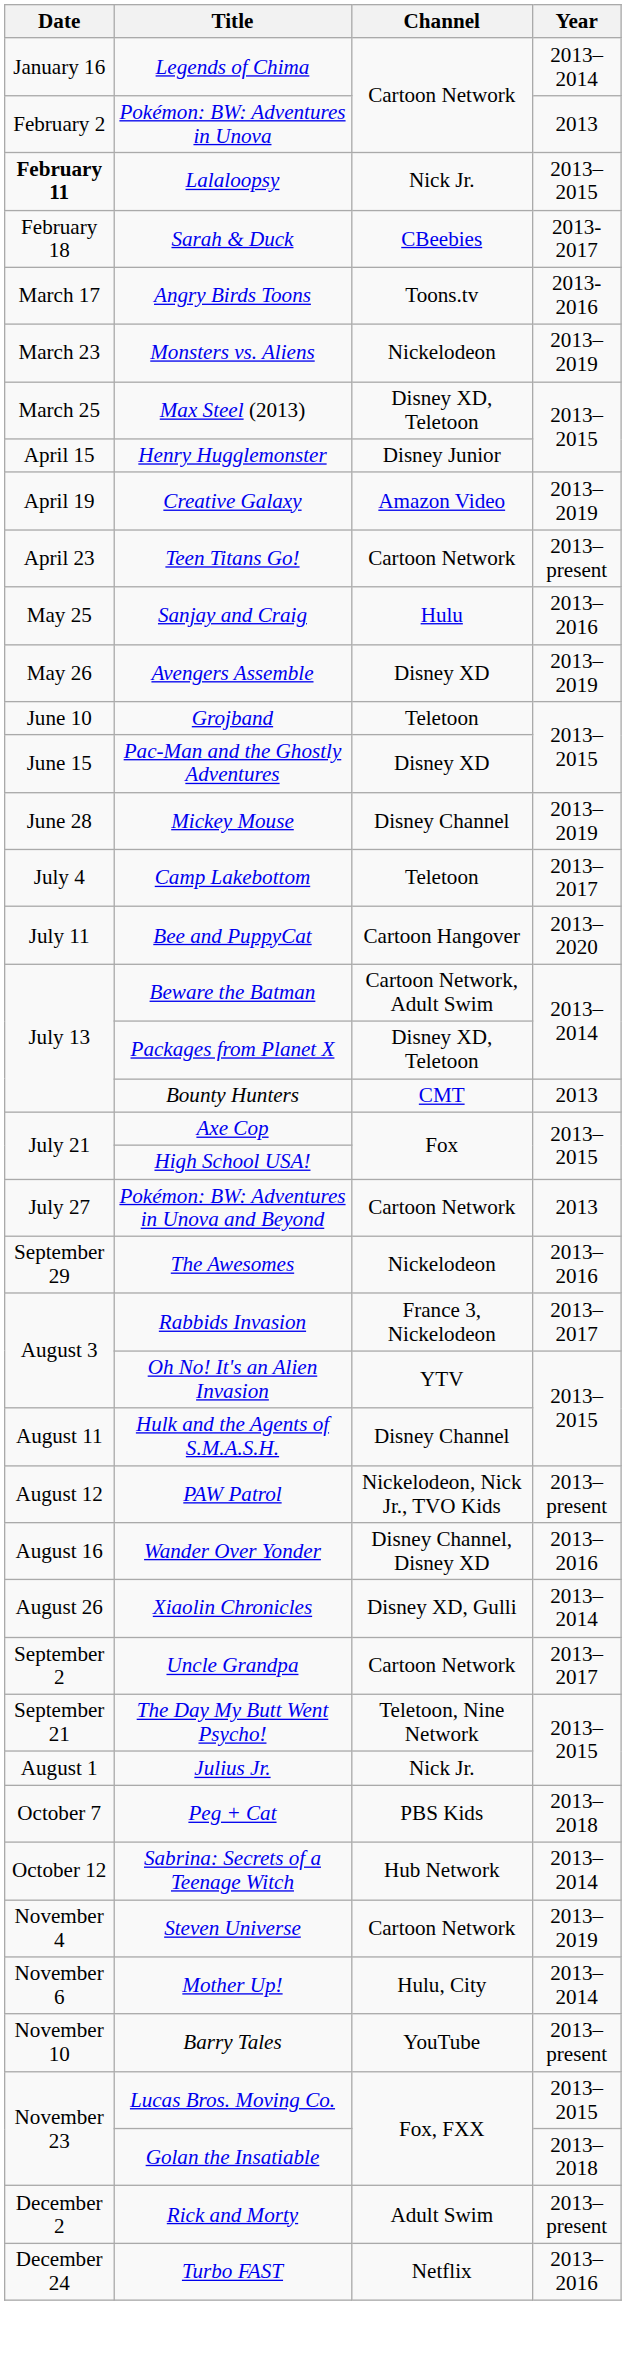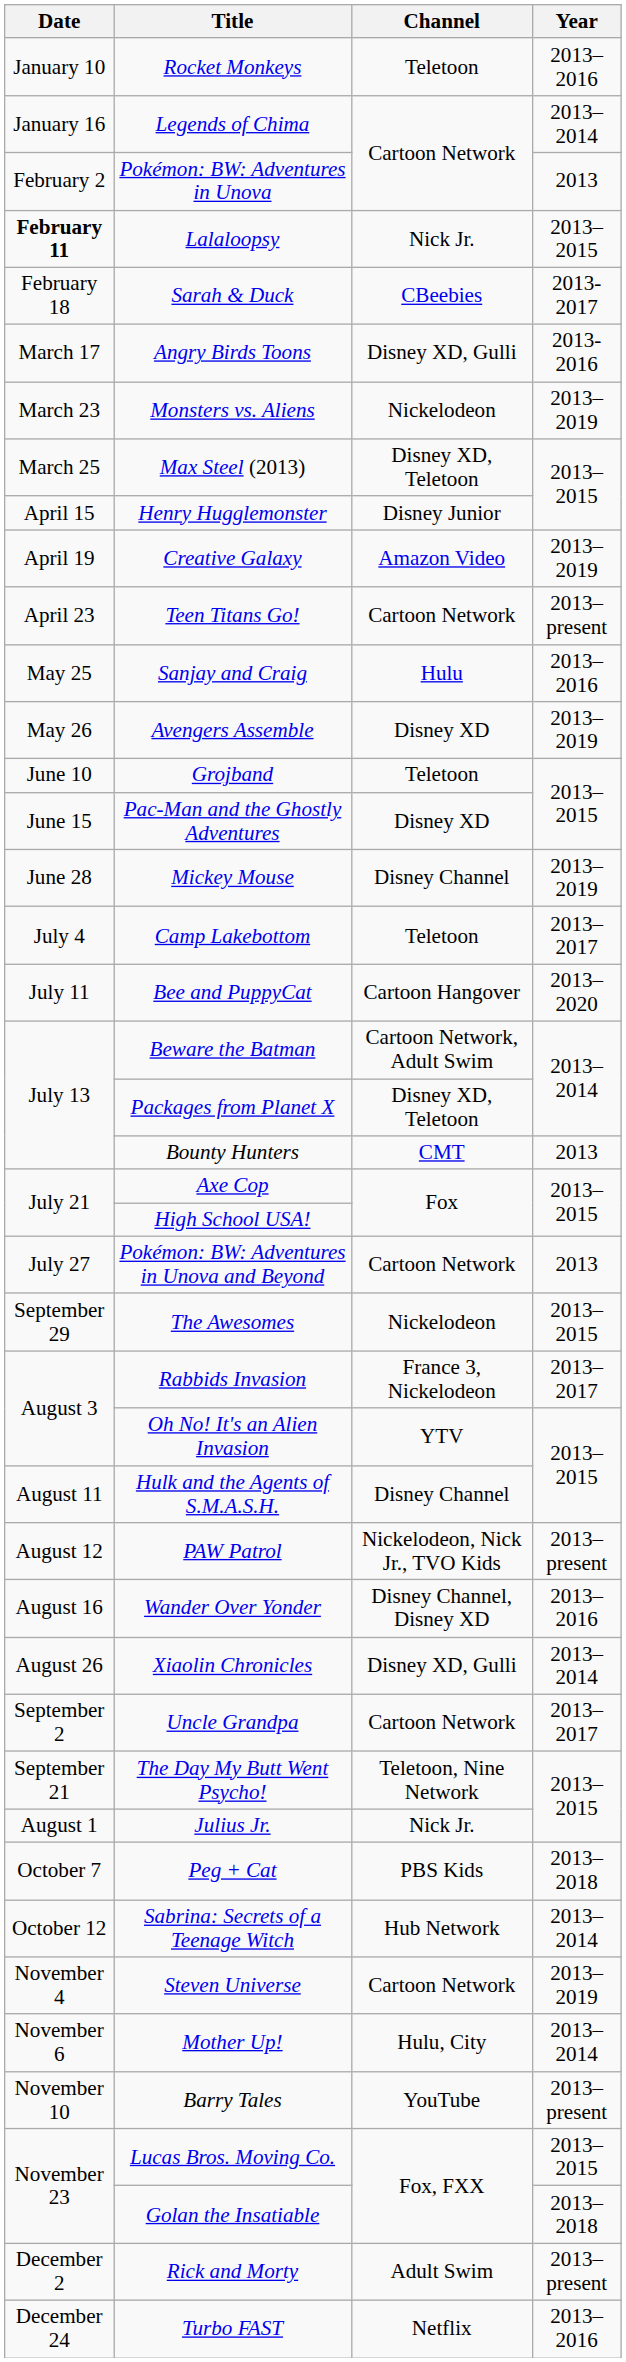+ row: (232, 66)
(442, 295) Toons.tv -> (442, 352) Disney XD, Gulli
(577, 1264) 2013–2016 -> (577, 1321) 2013–2015
